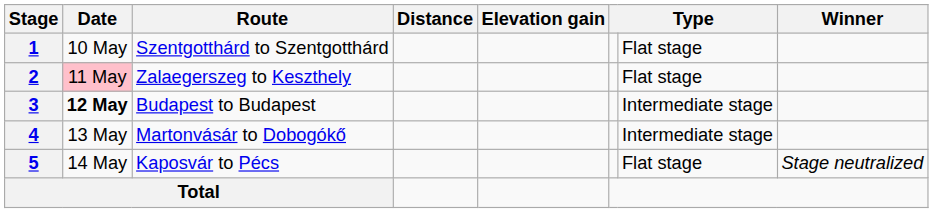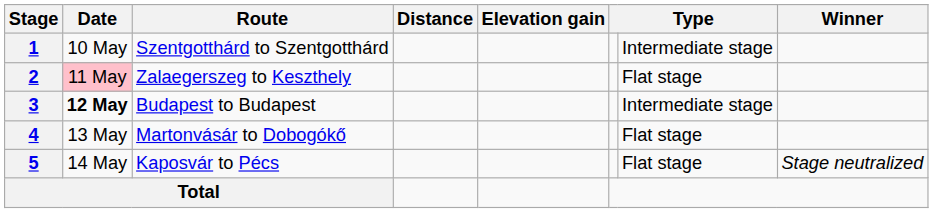(662, 47) Flat stage -> (697, 47) Intermediate stage
(697, 134) Intermediate stage -> (662, 134) Flat stage
